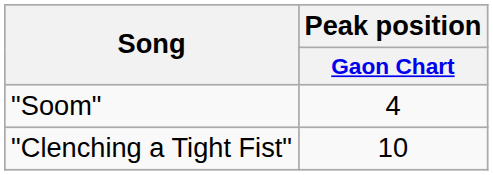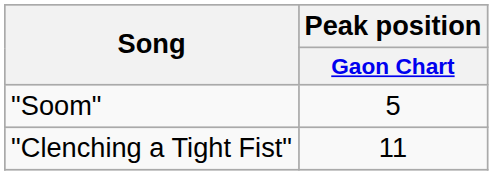(393, 105) 4 -> (393, 105) 5
(393, 148) 10 -> (393, 148) 11
